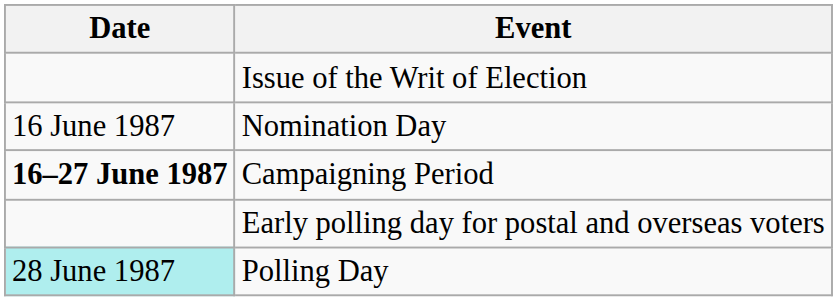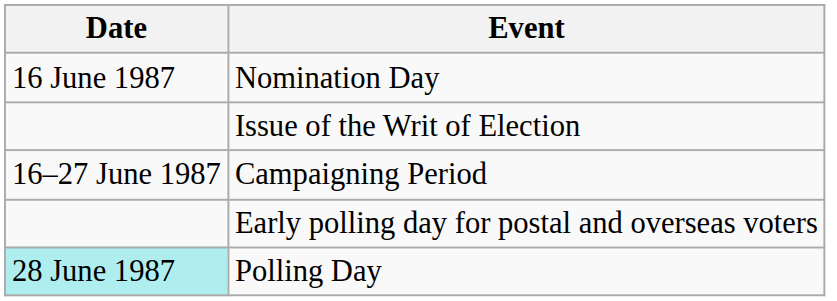rows swapped: (414, 77) <-> (344, 125)
(120, 174) bold -> (116, 174) normal
